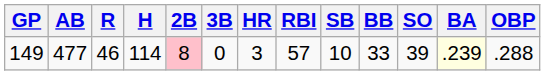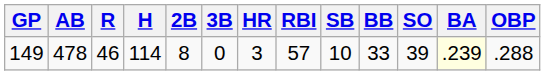(70, 53) 477 -> (70, 53) 478
(184, 53) pink background -> (184, 53) no background
